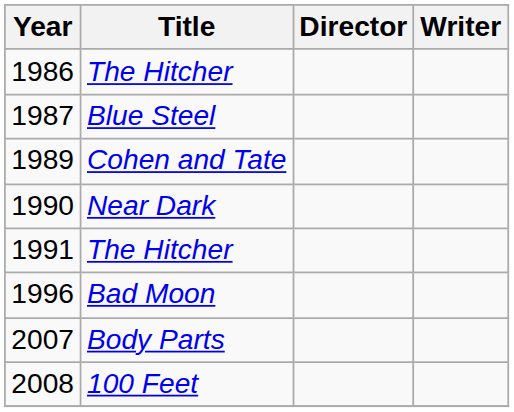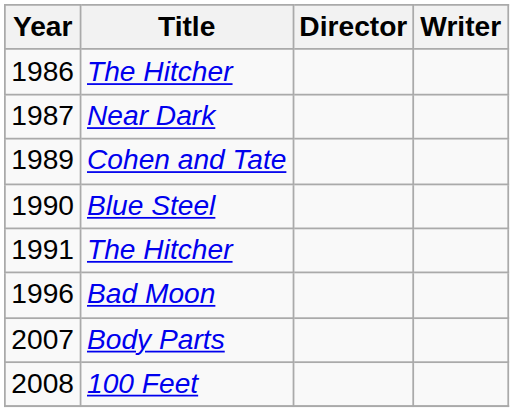(151, 116) Blue Steel -> (151, 116) Near Dark
(151, 205) Near Dark -> (151, 205) Blue Steel
